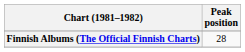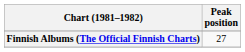(221, 39) 28 -> (221, 39) 27
